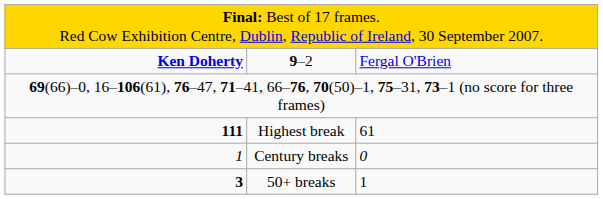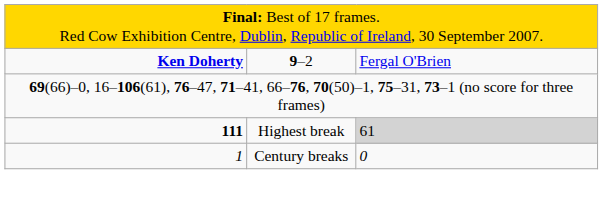(367, 130) no background -> (367, 130) lightgrey background
- row: (301, 182)
